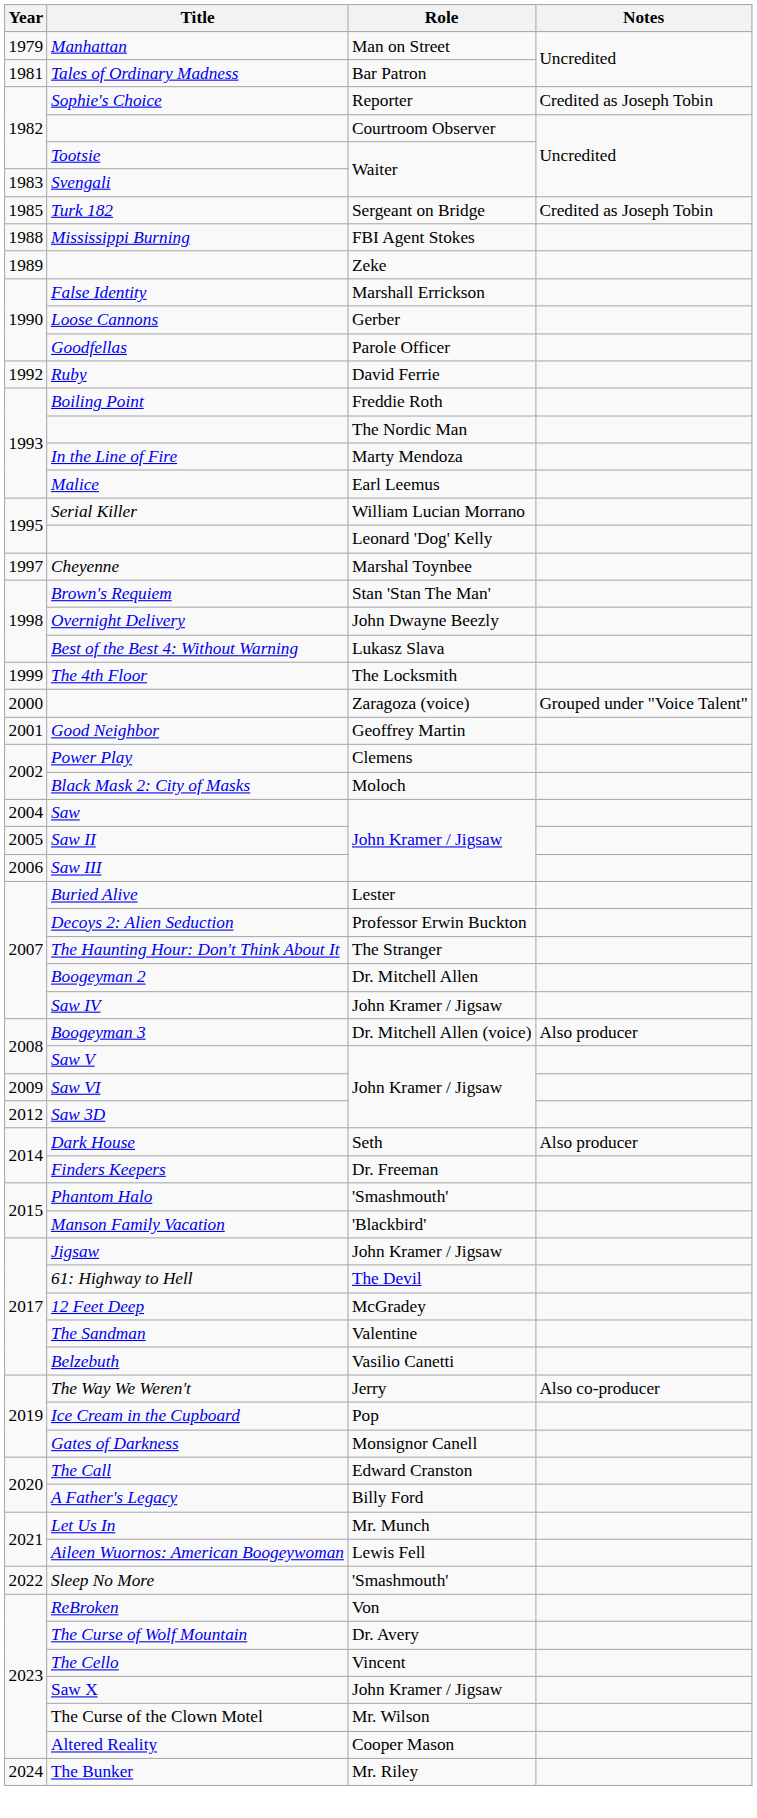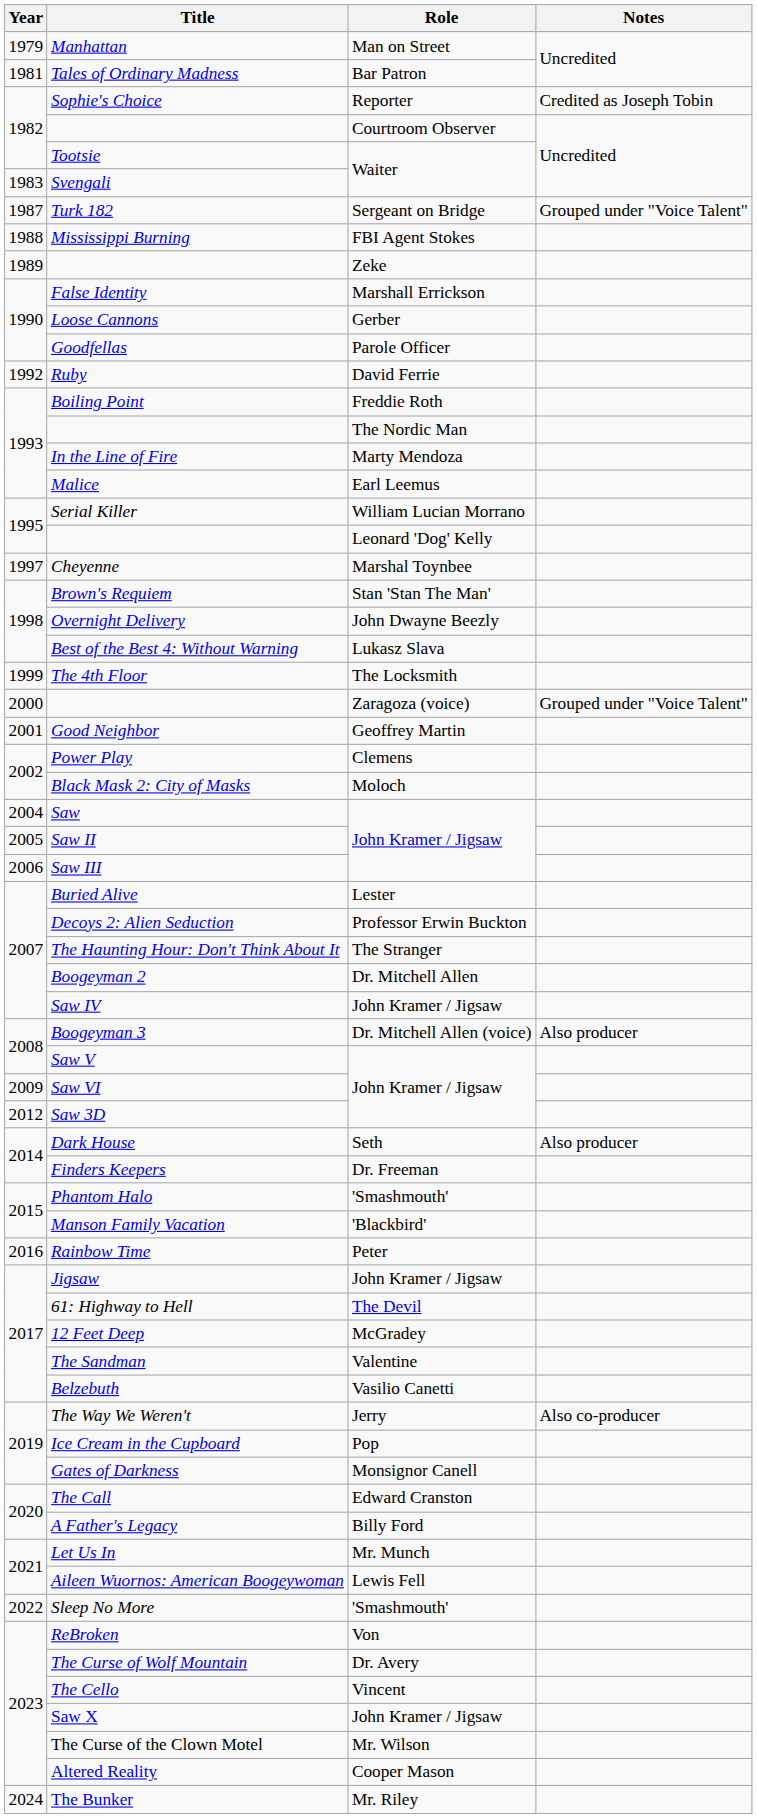(26, 210) 1985 -> (26, 210) 1987
(626, 210) Credited as Joseph Tobin -> (644, 210) Grouped under "Voice Talent"
+ row: (101, 1251)
